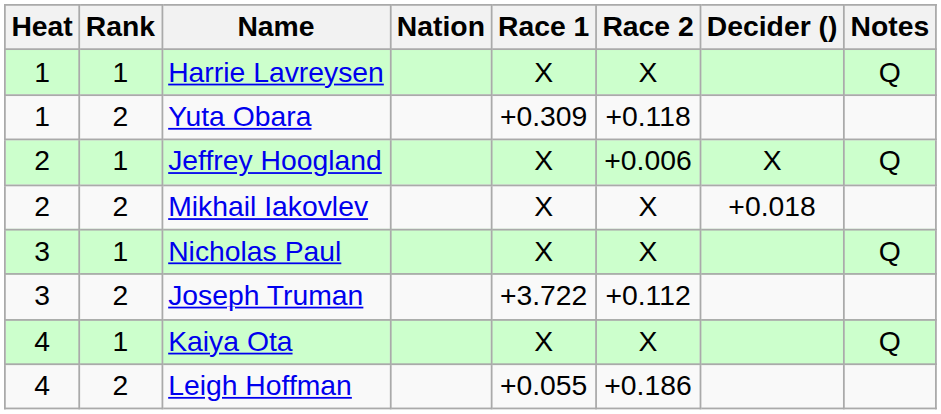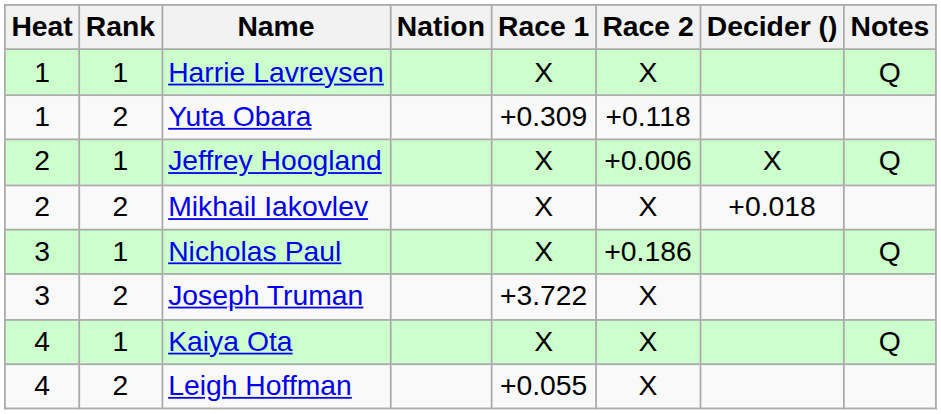(648, 251) X -> (648, 251) +0.186
(648, 296) +0.112 -> (648, 296) X
(648, 386) +0.186 -> (648, 386) X
